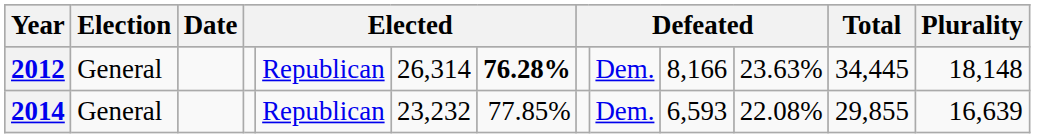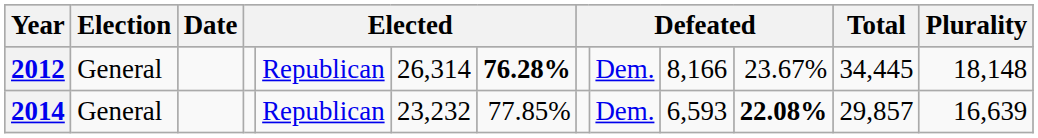(781, 68) 23.63% -> (786, 68) 23.67%
(781, 111) normal -> (783, 111) bold
(872, 111) 29,855 -> (876, 111) 29,857
